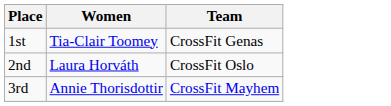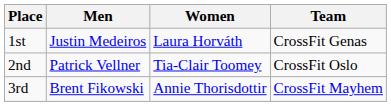+ column: (98, 16)
(104, 40) Tia-Clair Toomey -> (198, 40) Laura Horváth
(94, 64) Laura Horváth -> (207, 64) Tia-Clair Toomey
